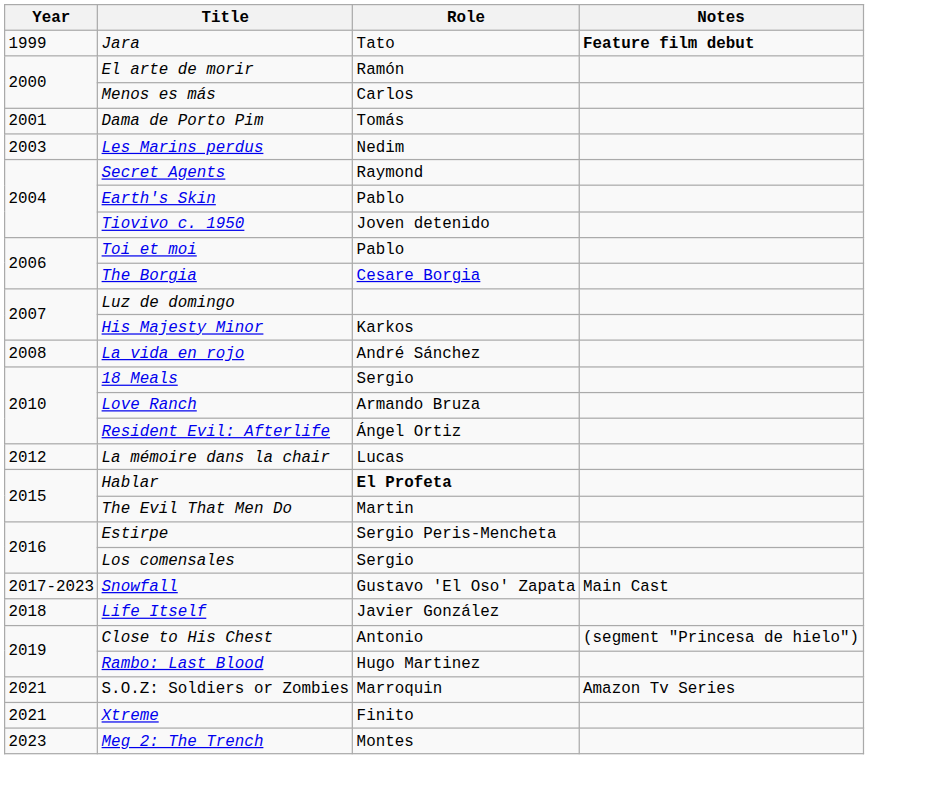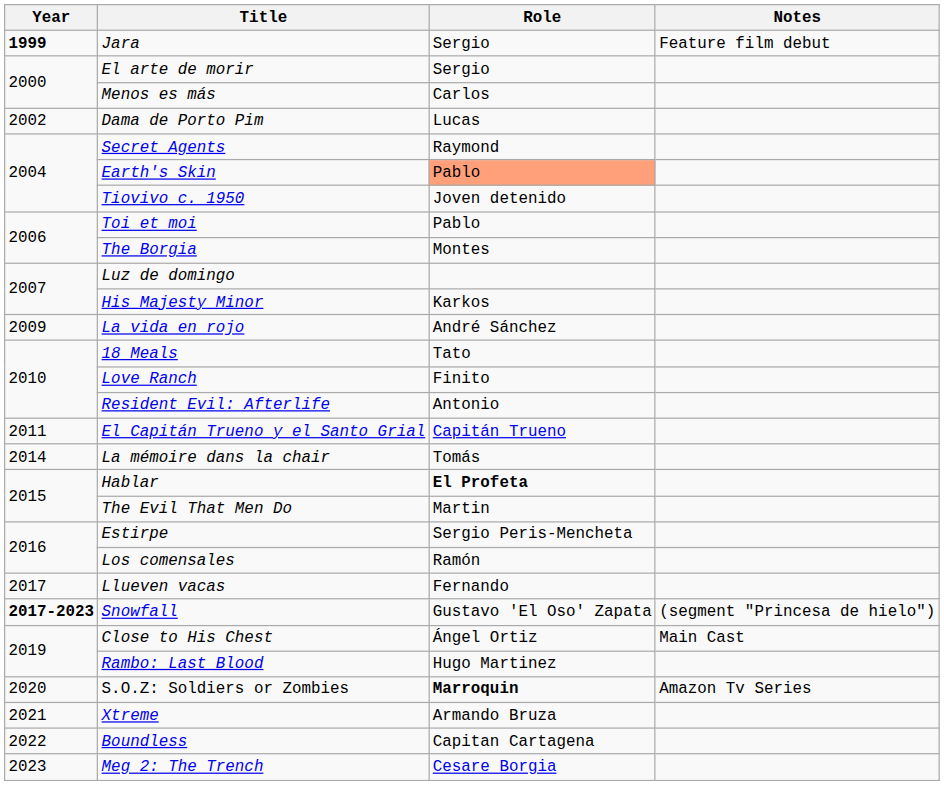(27, 43) normal -> (27, 43) bold
(376, 43) Tato -> (461, 43) Sergio
(669, 43) bold -> (745, 43) normal
(380, 69) Ramón -> (461, 69) Sergio
(27, 121) 2001 -> (27, 121) 2002
(380, 121) Tomás -> (457, 121) Lucas
- row: (183, 147)
(380, 198) no background -> (457, 173) lightsalmon background
(418, 276) Cesare Borgia -> (461, 250) Montes
(27, 354) 2008 -> (27, 328) 2009
(385, 379) Sergio -> (452, 354) Tato
(418, 405) Armando Bruza -> (461, 379) Finito
(409, 431) Ángel Ortiz -> (466, 405) Antonio
+ row: (263, 431)
(27, 457) 2012 -> (27, 457) 2014
(380, 457) Lucas -> (457, 457) Tomás
(385, 560) Sergio -> (457, 560) Ramón
+ row: (163, 586)
(51, 586) normal -> (51, 612) bold
(626, 586) Main Cast -> (797, 612) (segment "Princesa de hielo")
- row: (154, 612)
(390, 638) Antonio -> (485, 638) Ángel Ortiz
(721, 638) (segment "Princesa de hielo") -> (702, 638) Main Cast
(27, 690) 2021 -> (27, 690) 2020
(399, 690) normal -> (476, 690) bold
(385, 715) Finito -> (495, 715) Armando Bruza
+ row: (144, 741)
(385, 741) Montes -> (495, 767) Cesare Borgia
